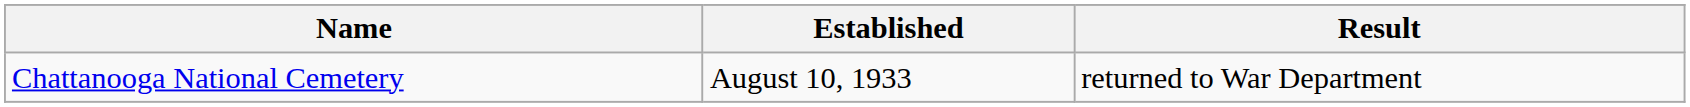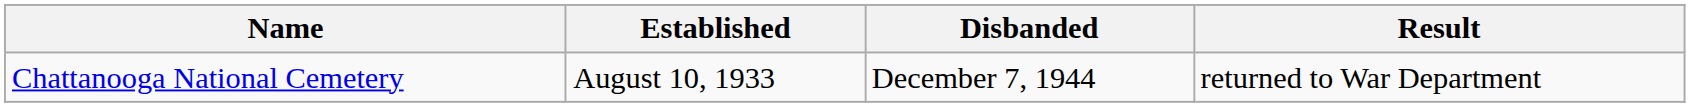+ column: (1029, 28)
